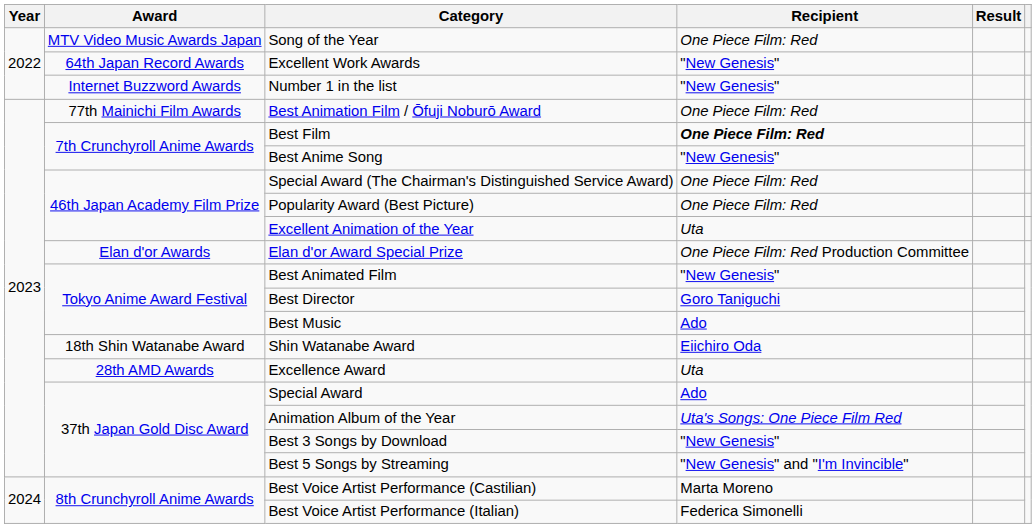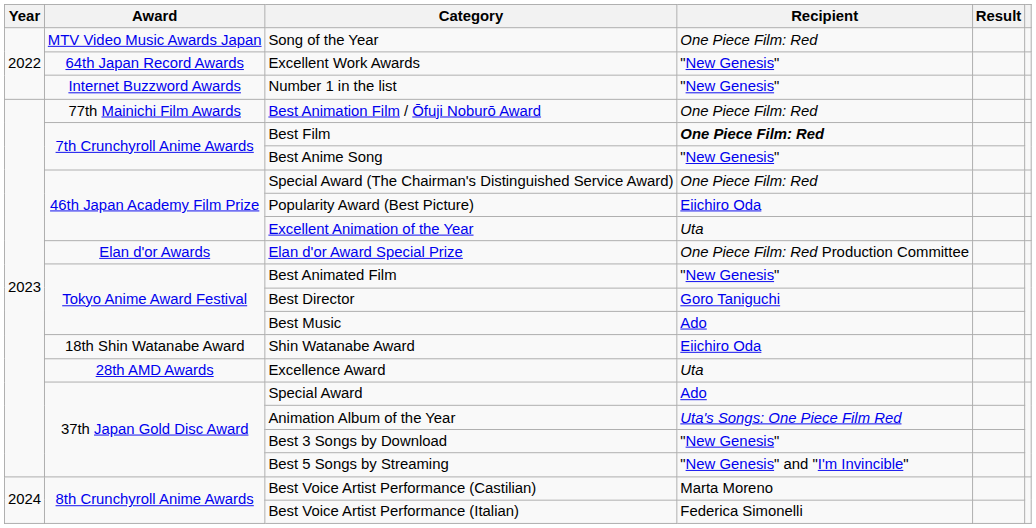(749, 205) One Piece Film: Red -> (721, 205) Eiichiro Oda
